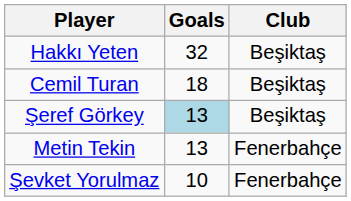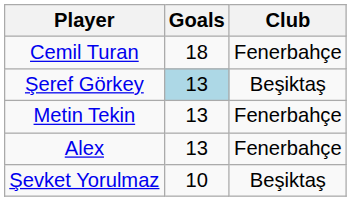- row: (84, 52)
(288, 84) Beşiktaş -> (288, 52) Fenerbahçe
+ row: (84, 148)
(288, 180) Fenerbahçe -> (288, 180) Beşiktaş
